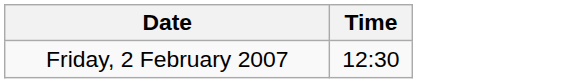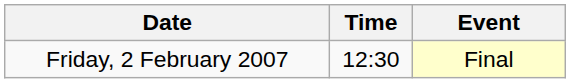+ column: (489, 22)
